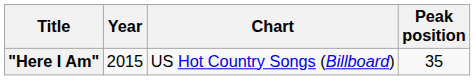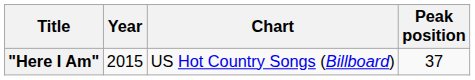(434, 61) 35 -> (434, 61) 37
